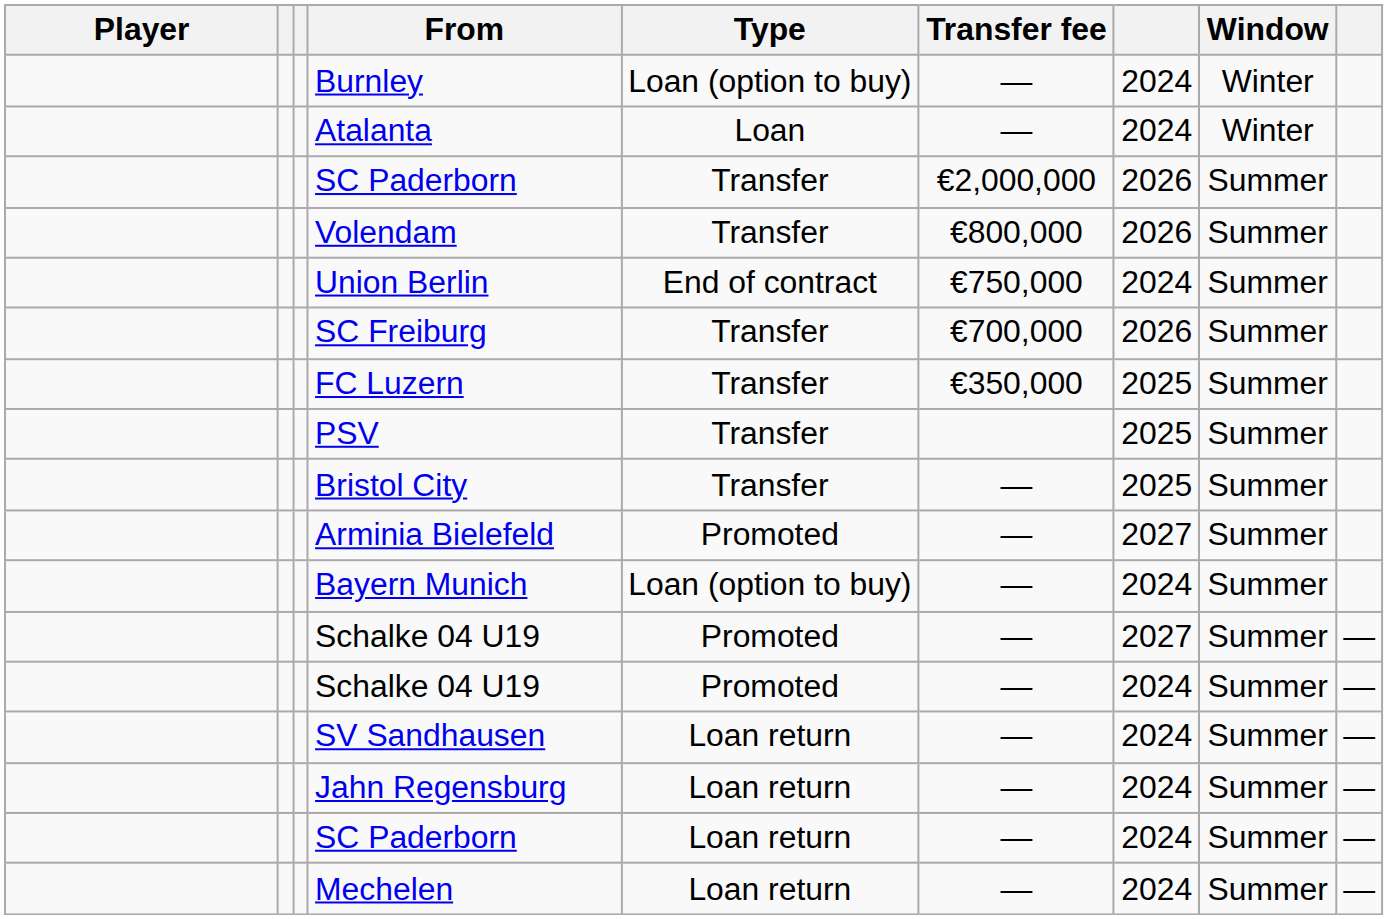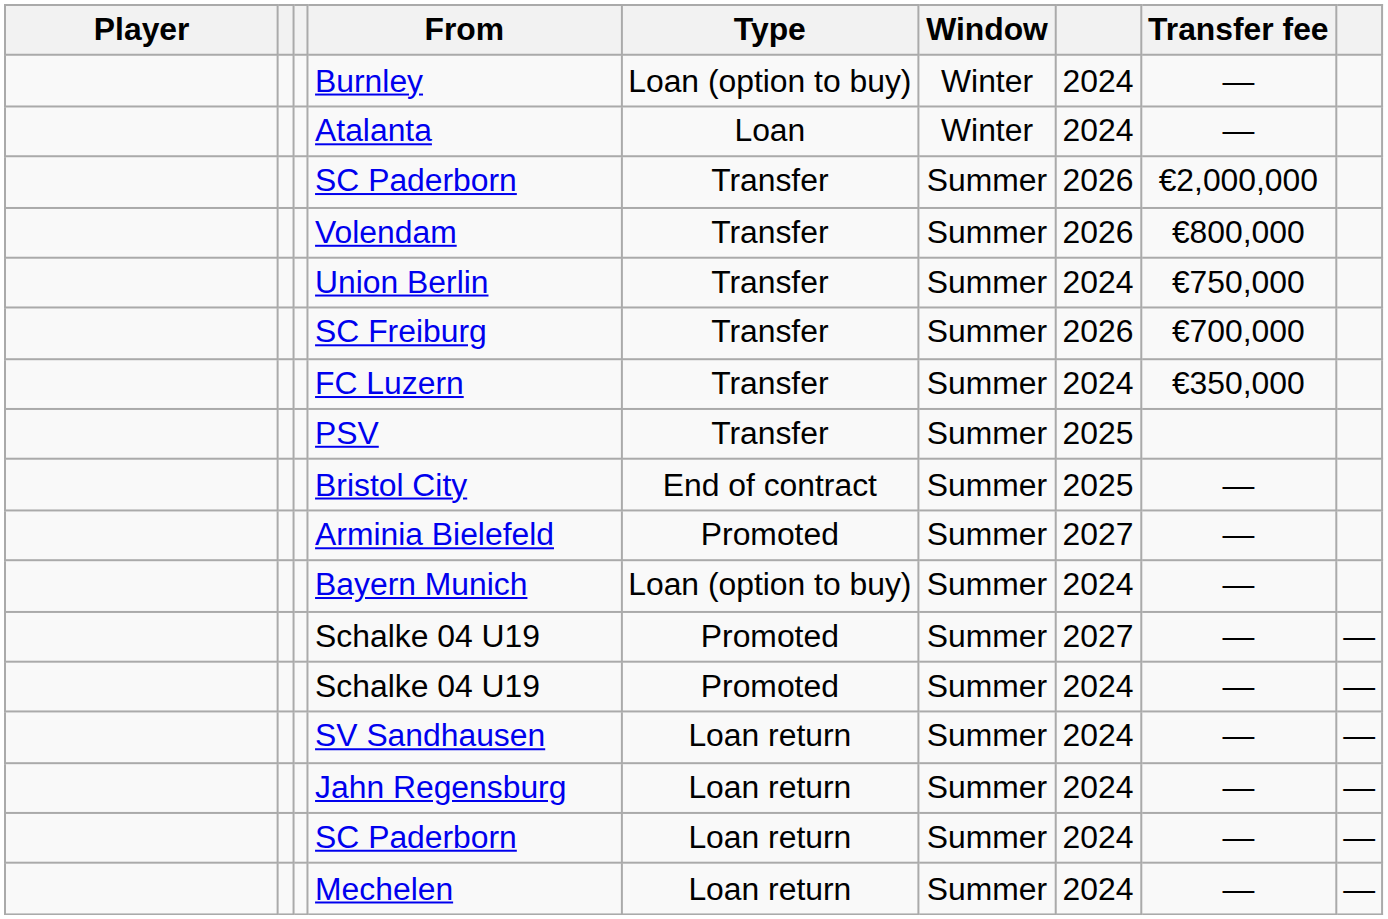columns swapped: (1268, 29) <-> (1016, 29)
(770, 282) End of contract -> (770, 282) Transfer
(1157, 383) 2025 -> (1098, 383) 2024
(770, 484) Transfer -> (770, 484) End of contract
